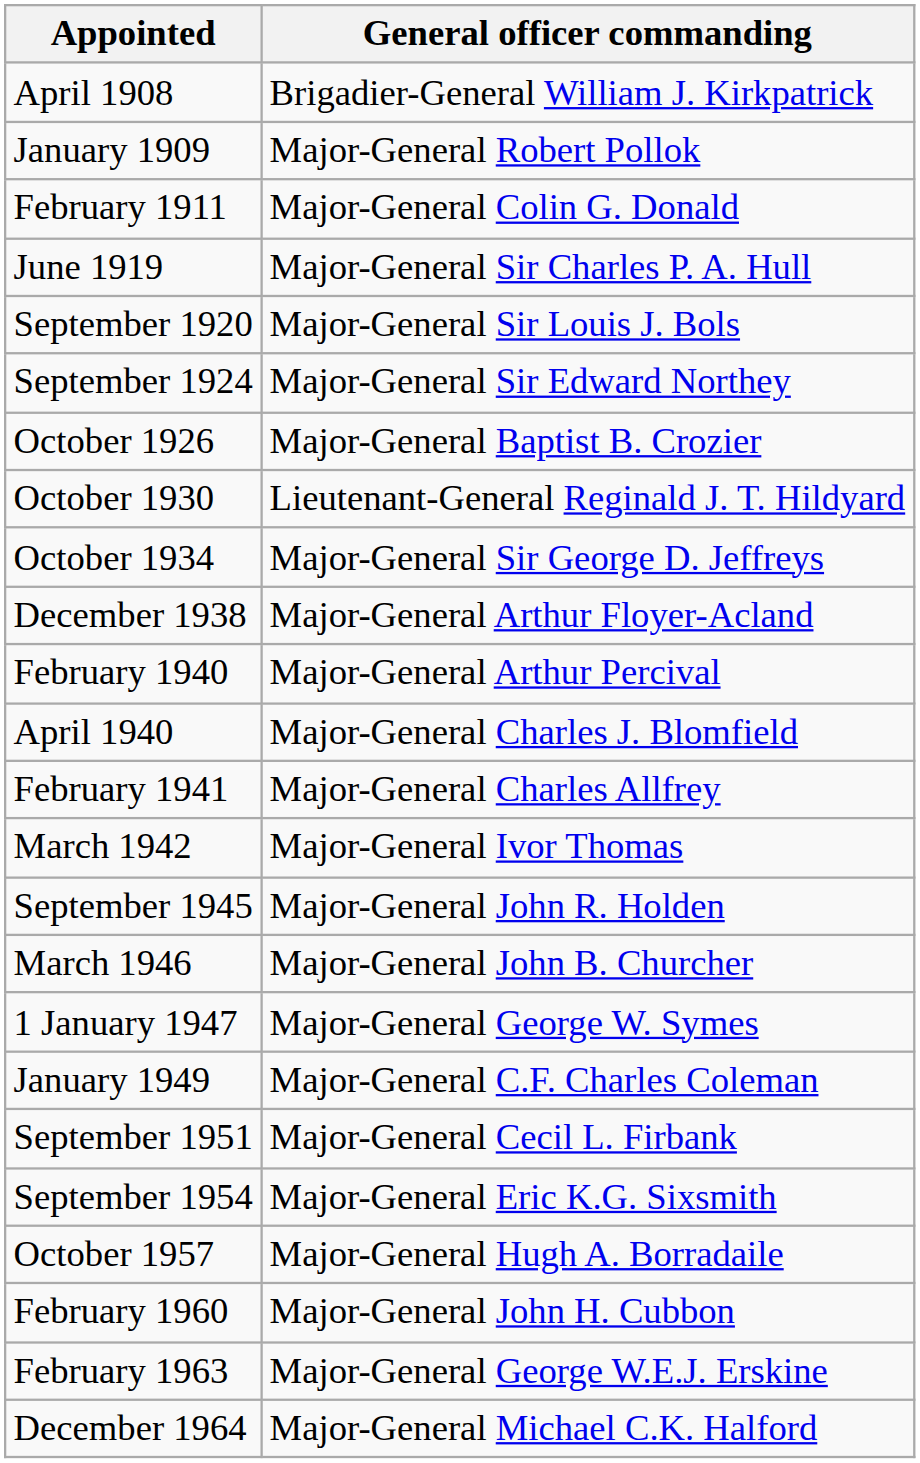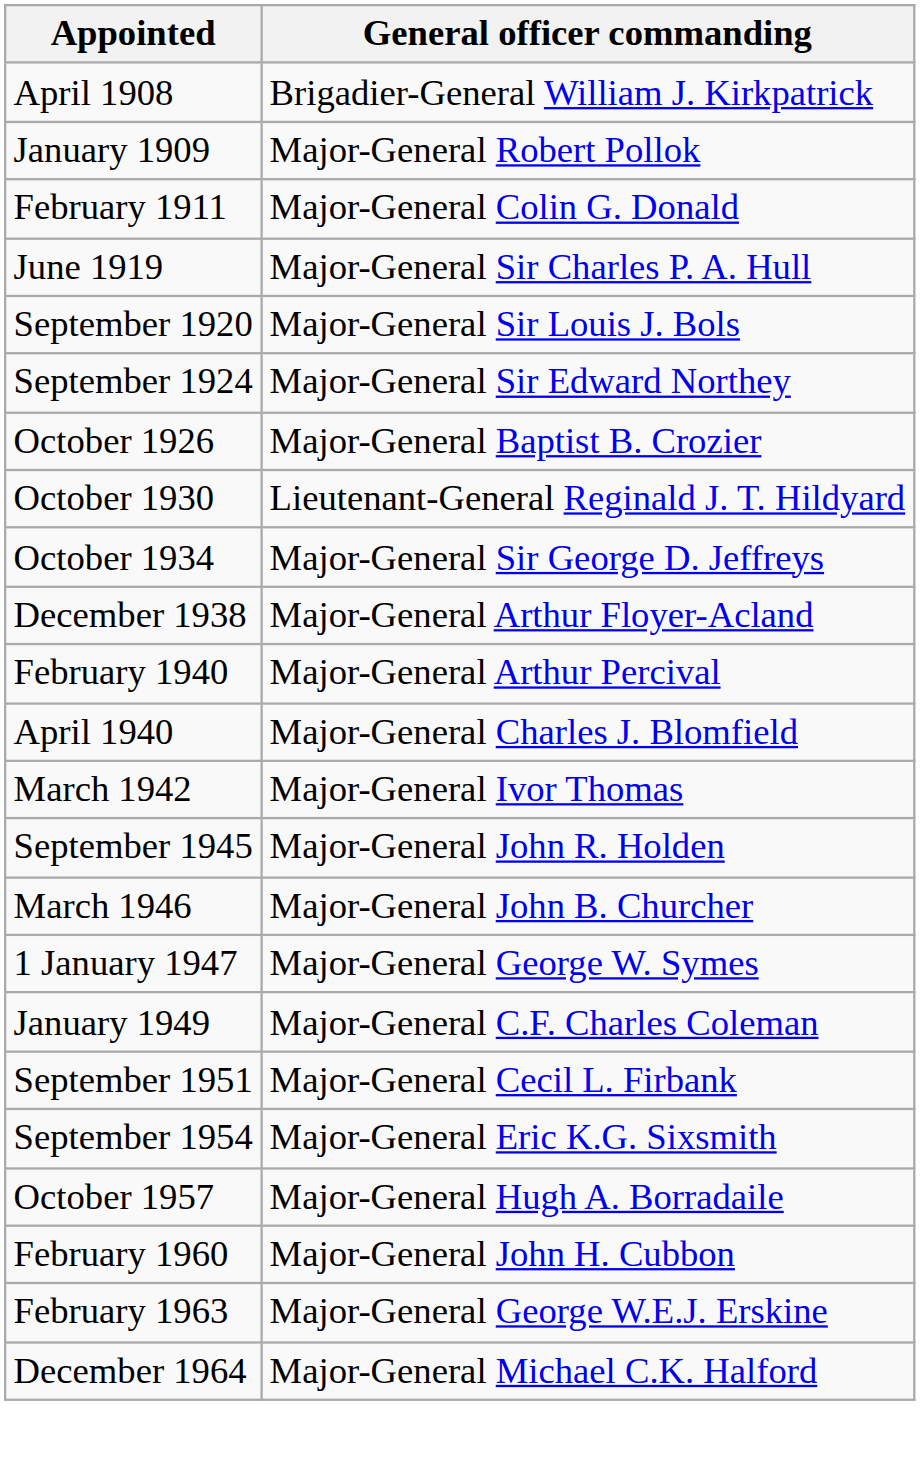- row: (121, 788)
